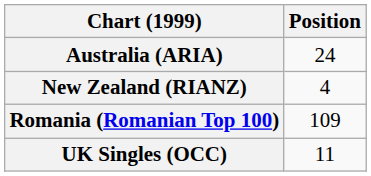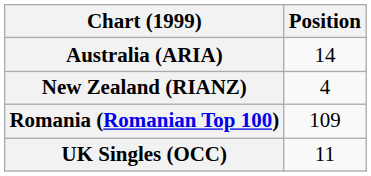(325, 54) 24 -> (325, 54) 14
